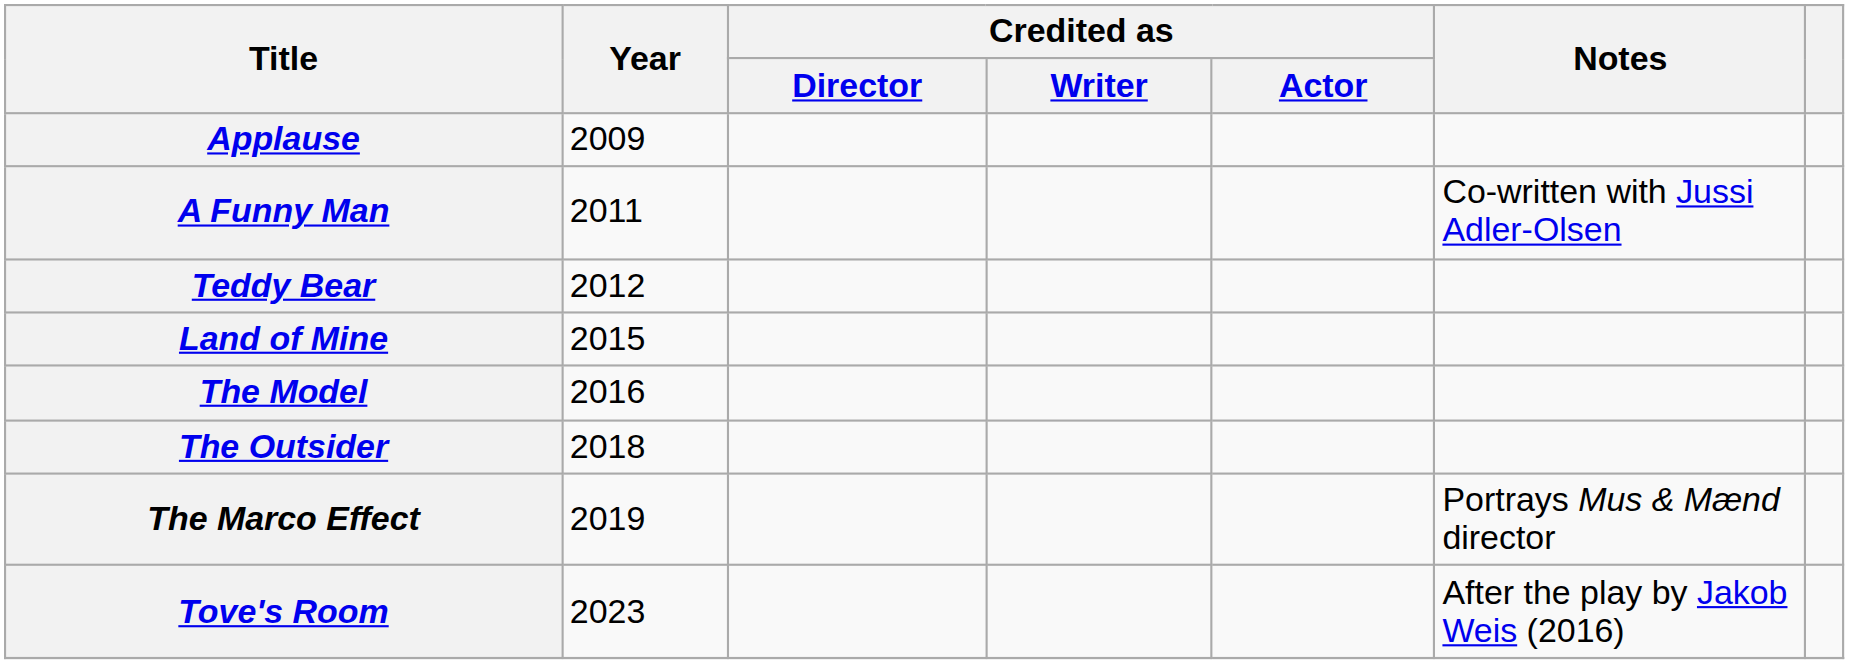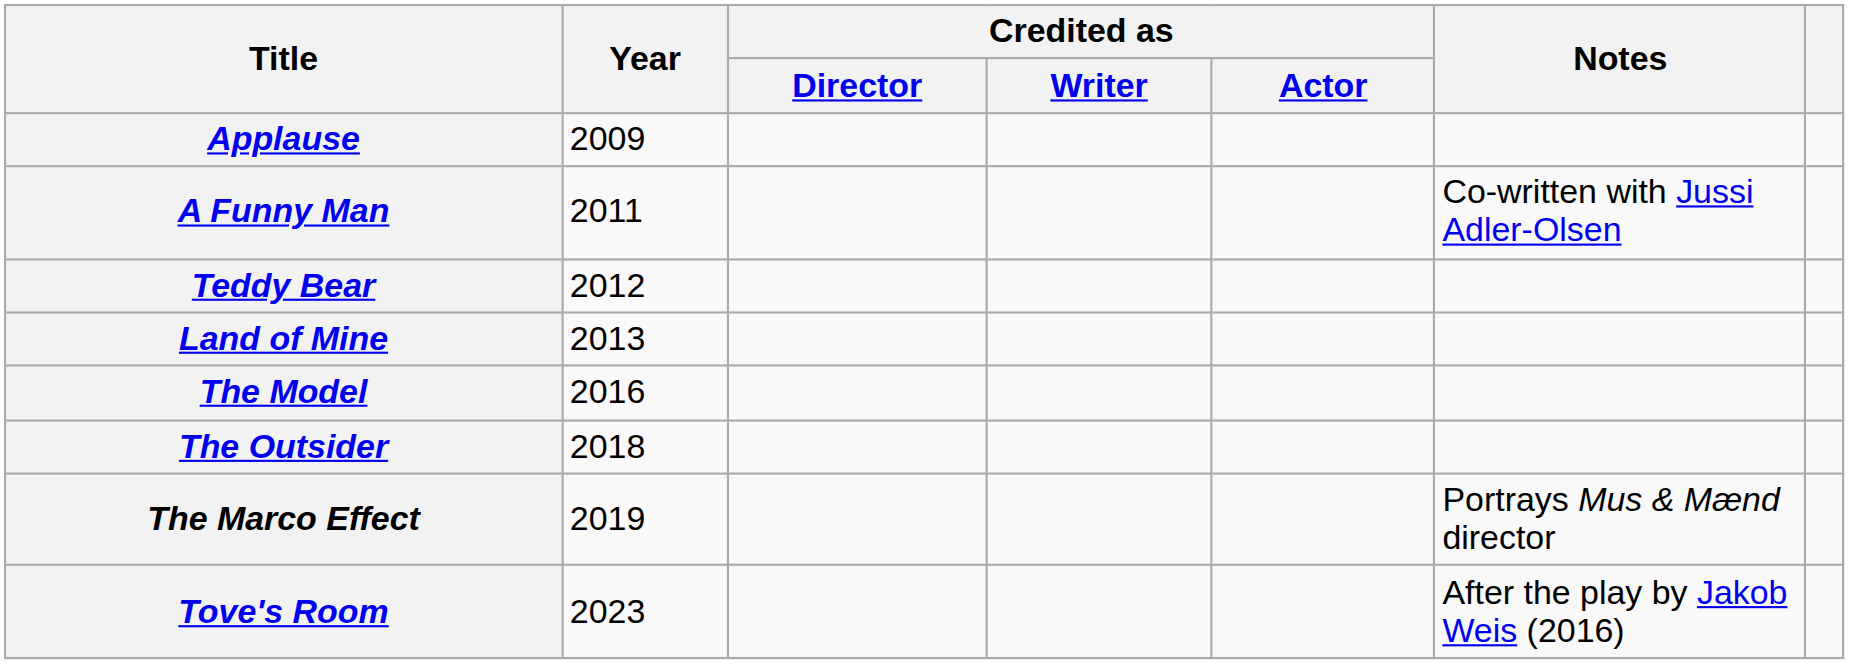(608, 338) 2015 -> (608, 338) 2013
